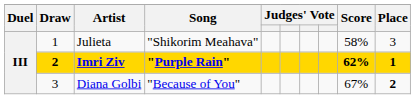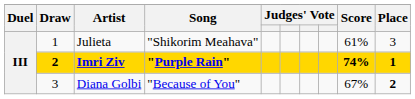(356, 41) 58% -> (356, 41) 61%
(356, 62) 62% -> (356, 62) 74%
